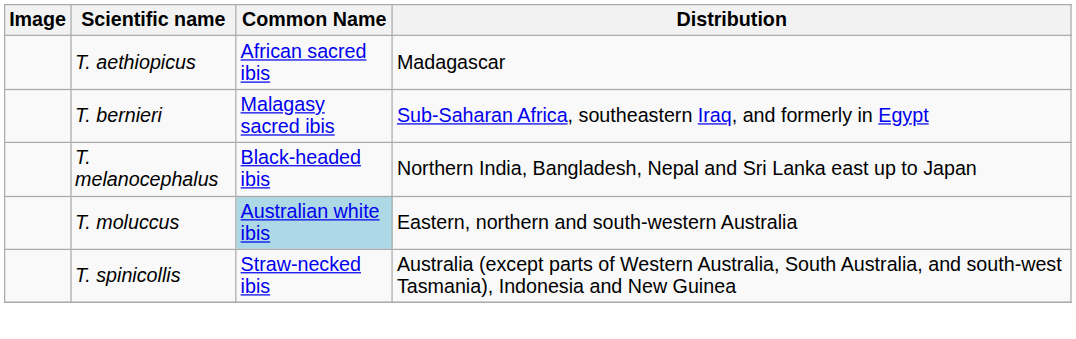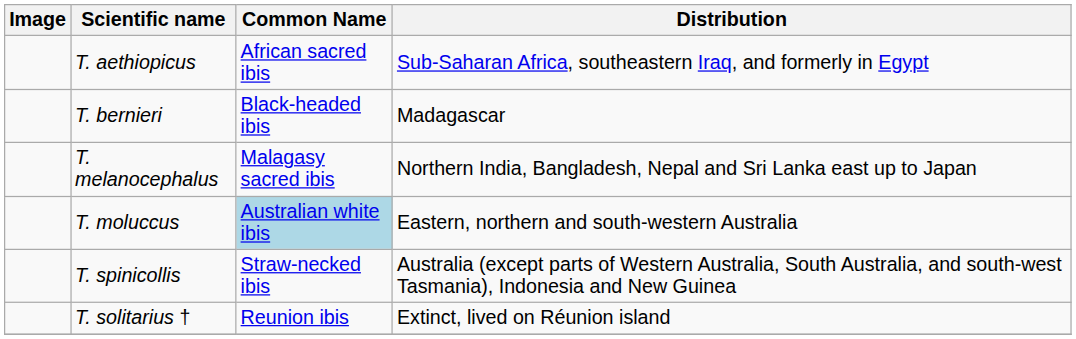(451, 62) Madagascar -> (663, 62) Sub-Saharan Africa, southeastern Iraq, and formerly in Egypt
(288, 115) Malagasy sacred ibis -> (301, 115) Black-headed ibis
(663, 115) Sub-Saharan Africa, southeastern Iraq, and formerly in Egypt -> (451, 115) Madagascar
(301, 169) Black-headed ibis -> (288, 169) Malagasy sacred ibis
+ row: (133, 318)
